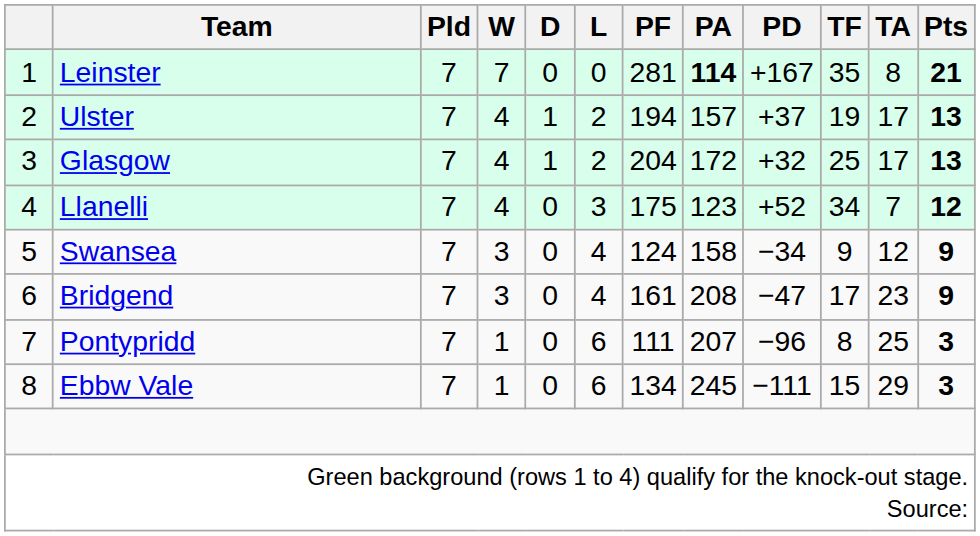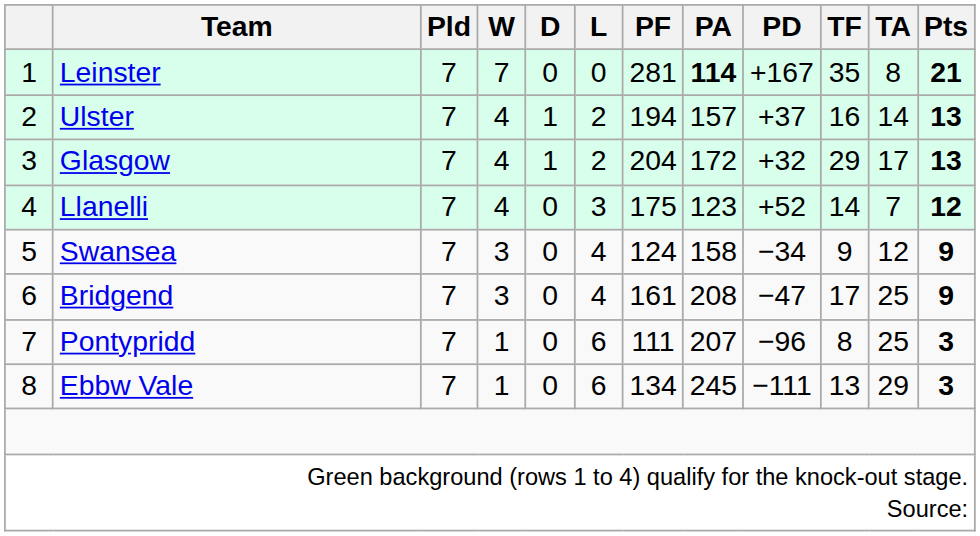(845, 116) 19 -> (845, 116) 16
(893, 116) 17 -> (893, 116) 14
(845, 161) 25 -> (845, 161) 29
(845, 206) 34 -> (845, 206) 14
(893, 296) 23 -> (893, 296) 25
(845, 386) 15 -> (845, 386) 13
